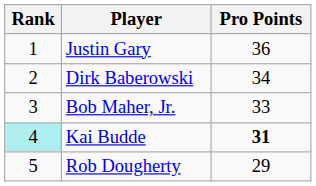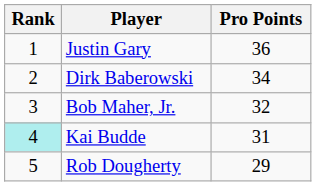(261, 107) 33 -> (261, 107) 32
(261, 136) bold -> (261, 136) normal
